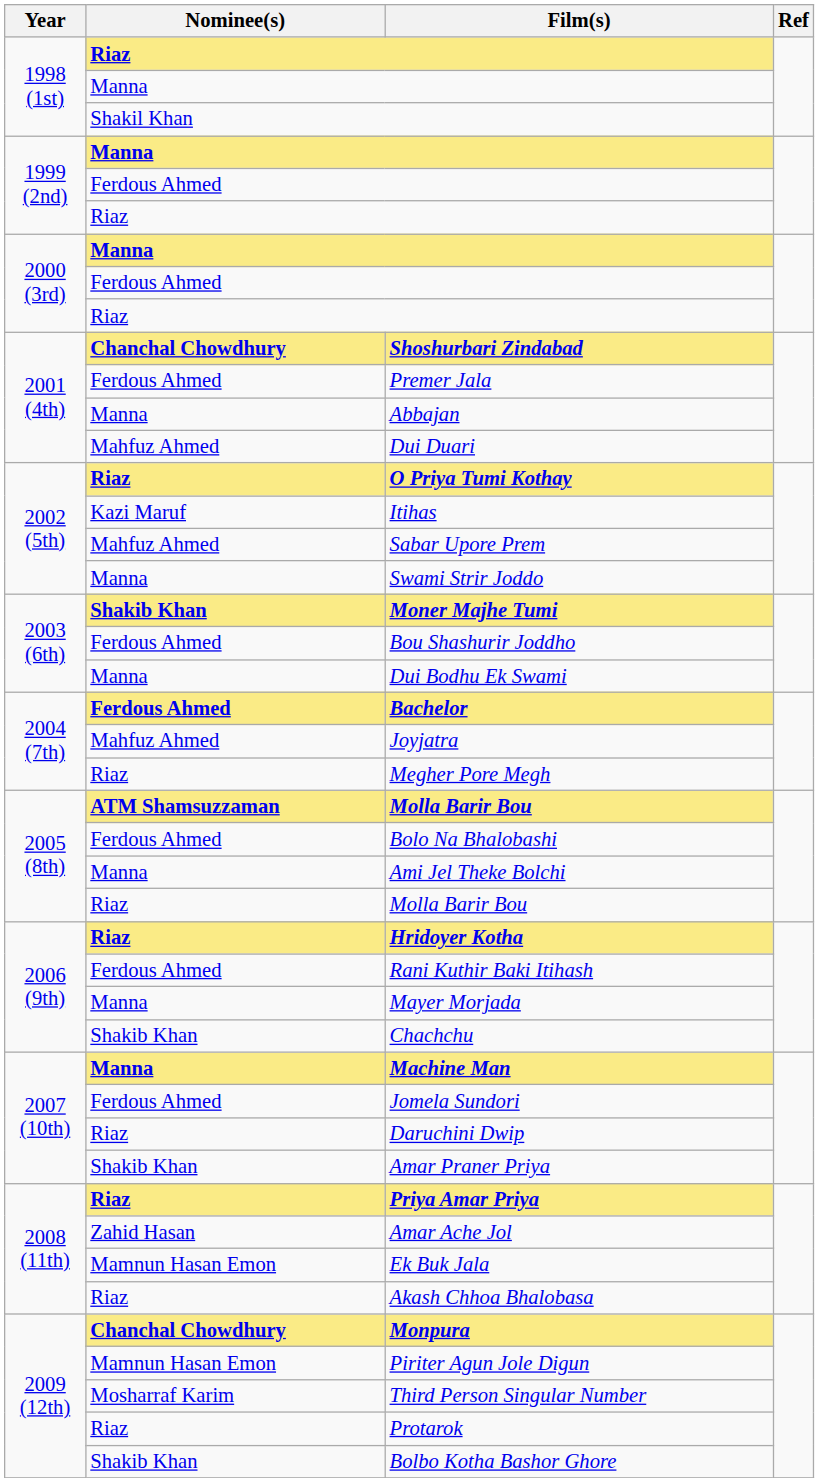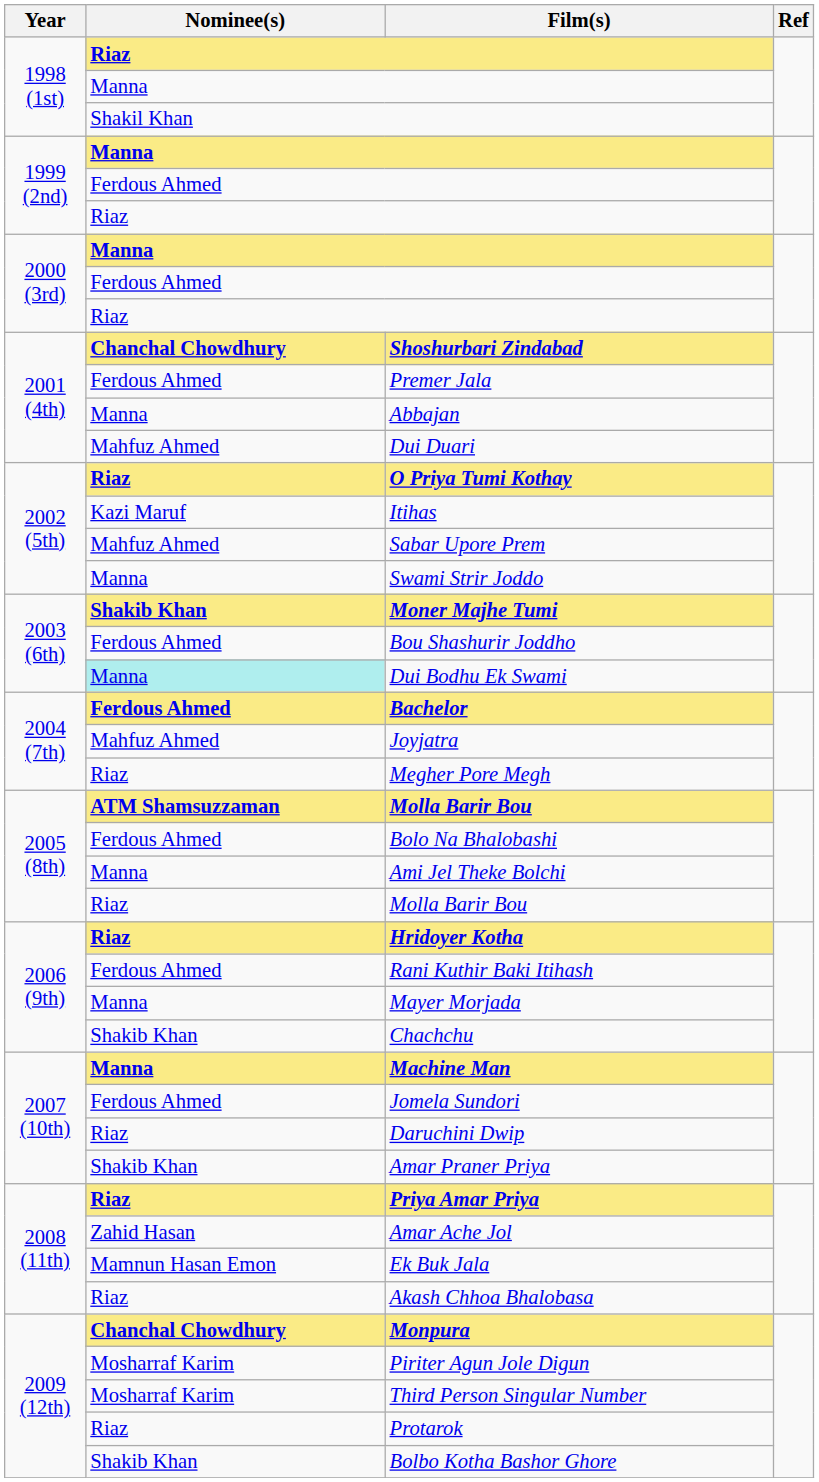(119, 675) no background -> (119, 675) paleturquoise background
(183, 1362) Mamnun Hasan Emon -> (162, 1362) Mosharraf Karim
